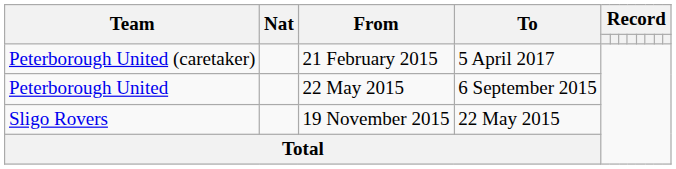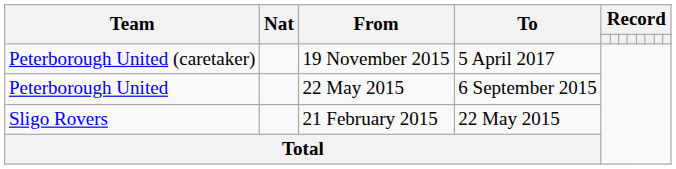(370, 58) 21 February 2015 -> (376, 58) 19 November 2015
(376, 118) 19 November 2015 -> (370, 118) 21 February 2015
